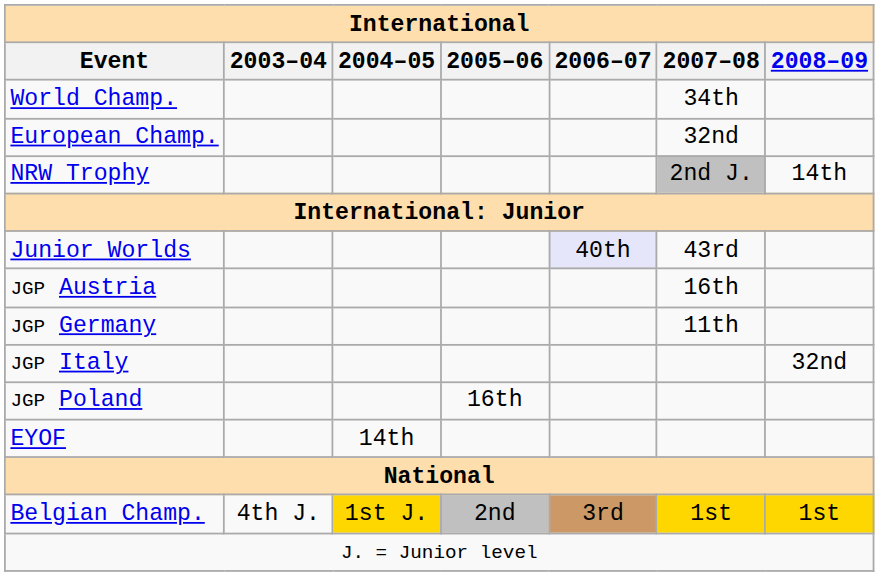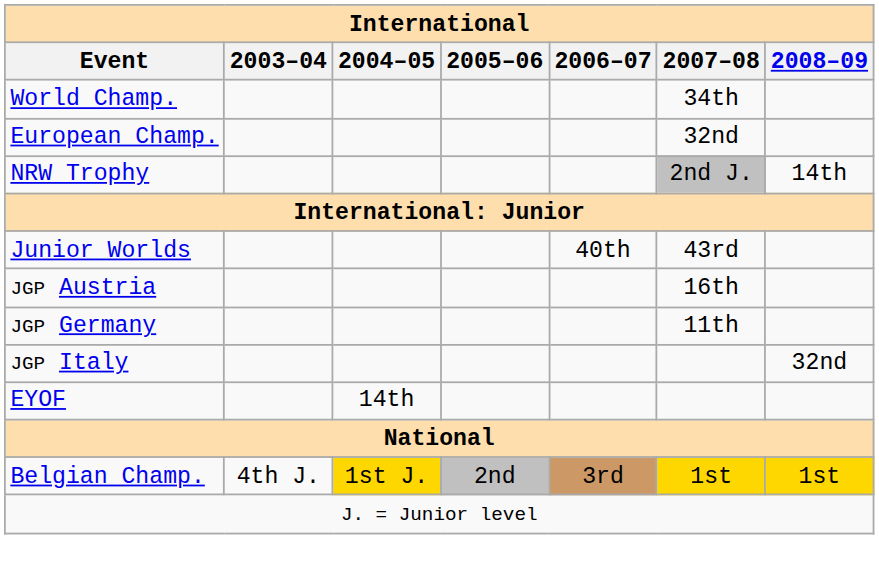(603, 250) lavender background -> (603, 250) no background
- row: (76, 401)
